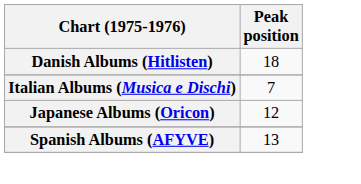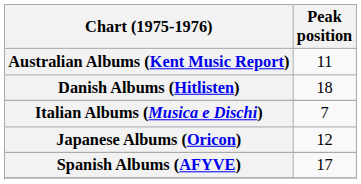+ row: (149, 61)
(271, 139) 13 -> (325, 165) 17
